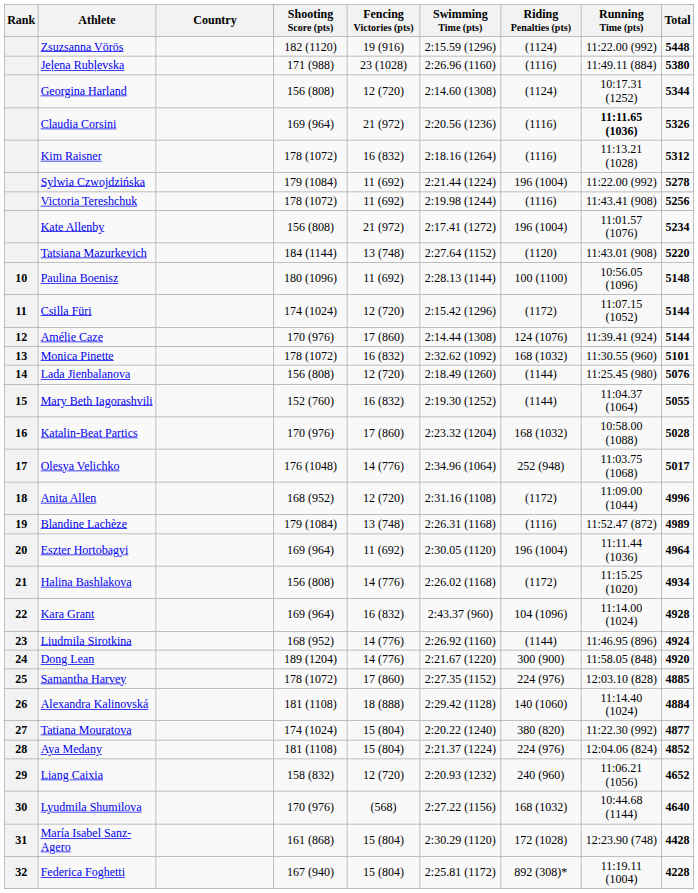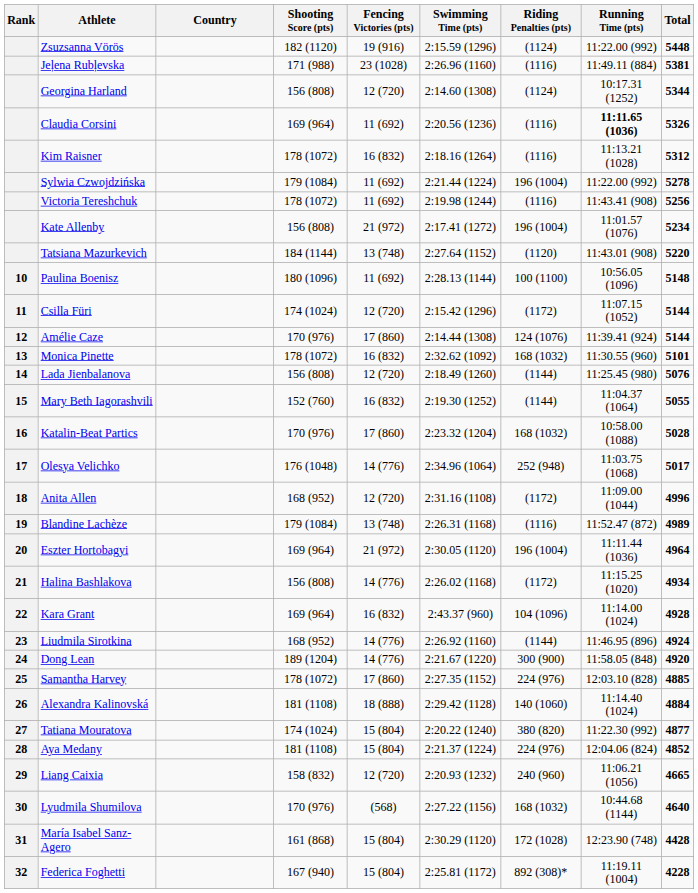(678, 65) 5380 -> (678, 65) 5381
(384, 123) 21 (972) -> (384, 123) 11 (692)
(384, 549) 11 (692) -> (384, 549) 21 (972)
(678, 775) 4652 -> (678, 775) 4665
